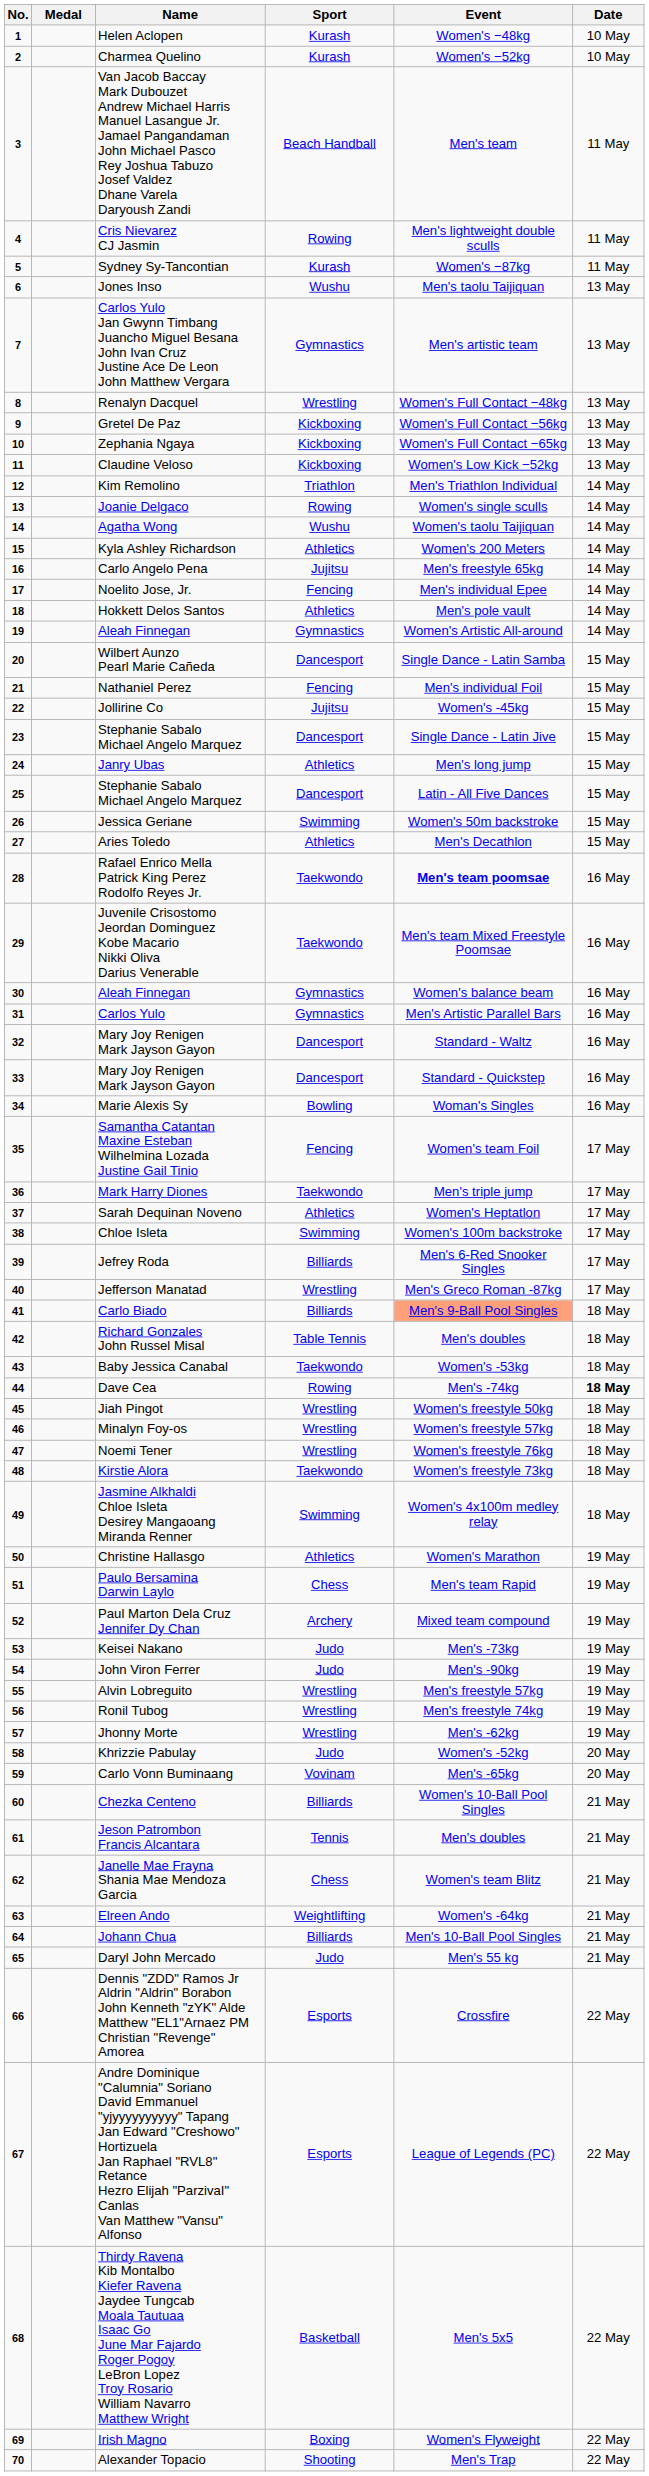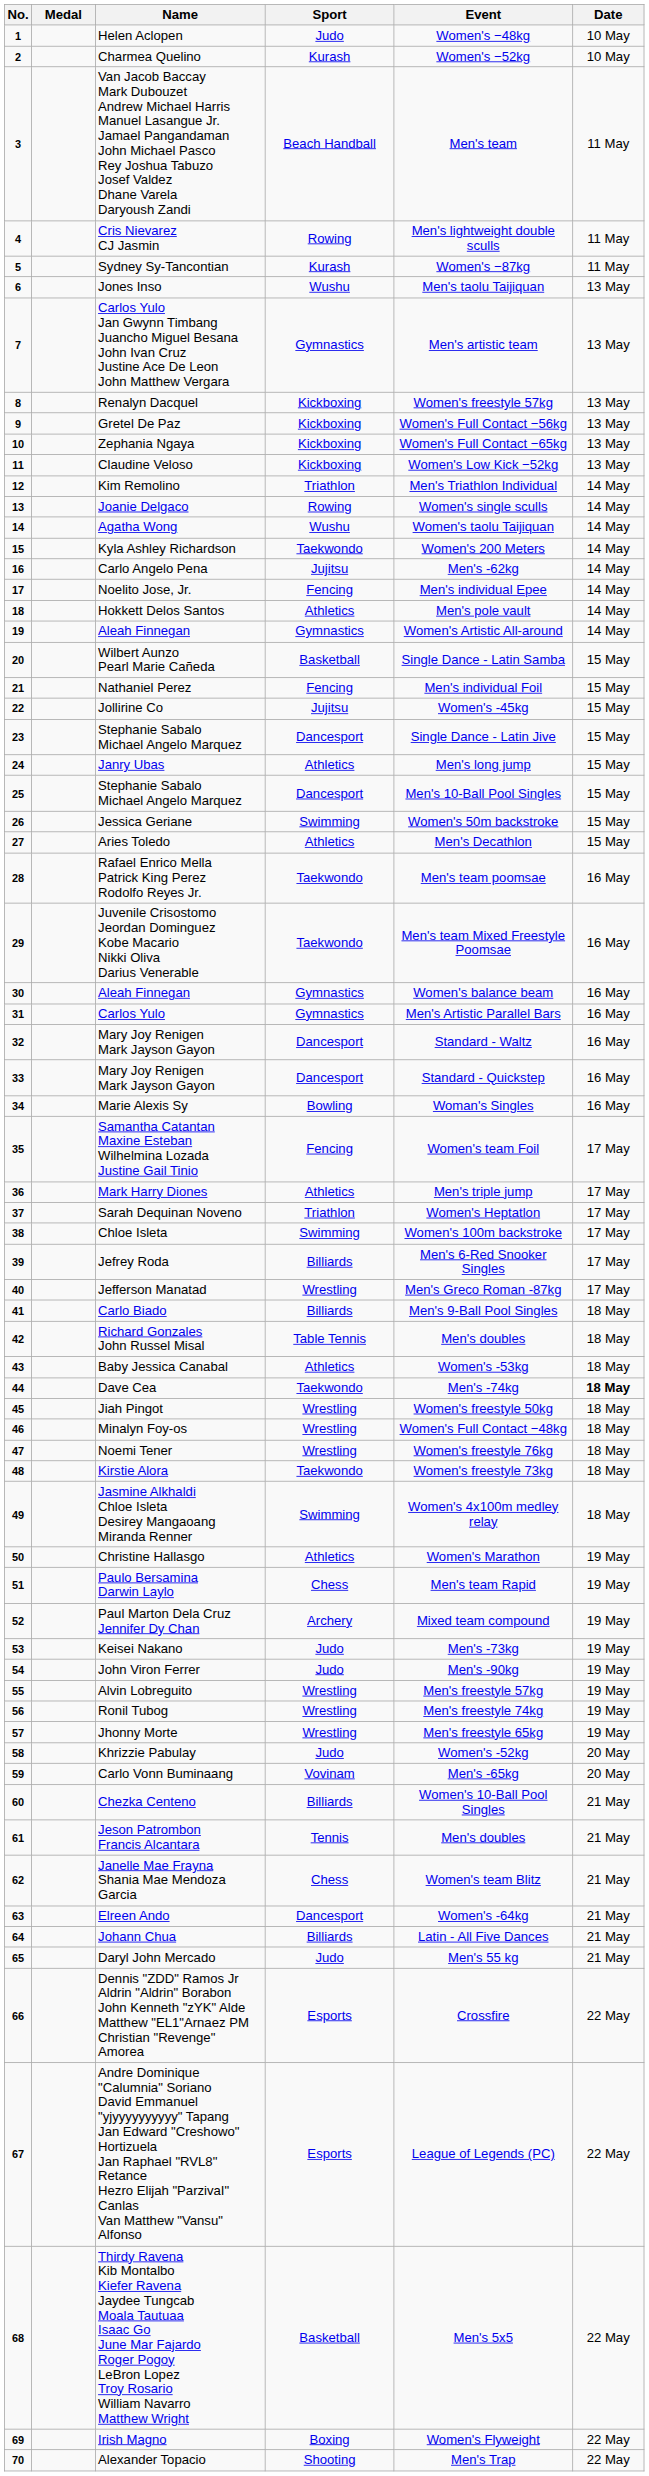(330, 35) Kurash -> (330, 35) Judo
(330, 402) Wrestling -> (330, 402) Kickboxing
(483, 402) Women's Full Contact −48kg -> (483, 402) Women's freestyle 57kg
(330, 548) Athletics -> (330, 548) Taekwondo
(483, 569) Men's freestyle 65kg -> (483, 569) Men's -62kg
(330, 659) Dancesport -> (330, 659) Basketball
(483, 793) Latin - All Five Dances -> (483, 793) Men's 10-Ball Pool Singles
(483, 877) bold -> (483, 877) normal
(330, 1192) Taekwondo -> (330, 1192) Athletics
(330, 1212) Athletics -> (330, 1212) Triathlon
(483, 1310) lightsalmon background -> (483, 1310) no background
(330, 1367) Taekwondo -> (330, 1367) Athletics
(330, 1387) Rowing -> (330, 1387) Taekwondo
(483, 1429) Women's freestyle 57kg -> (483, 1429) Women's Full Contact −48kg
(483, 1732) Men's -62kg -> (483, 1732) Men's freestyle 65kg
(330, 1916) Weightlifting -> (330, 1916) Dancesport
(483, 1936) Men's 10-Ball Pool Singles -> (483, 1936) Latin - All Five Dances
